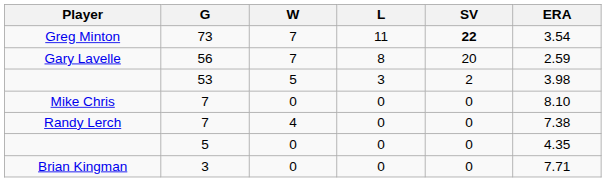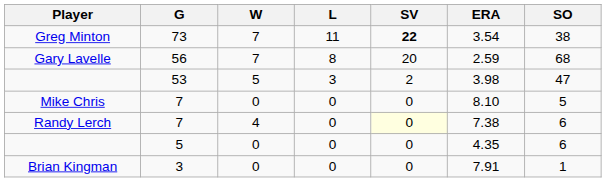+ column: (563, 15)
(469, 123) no background -> (409, 123) lightyellow background
(557, 166) 7.71 -> (486, 166) 7.91
